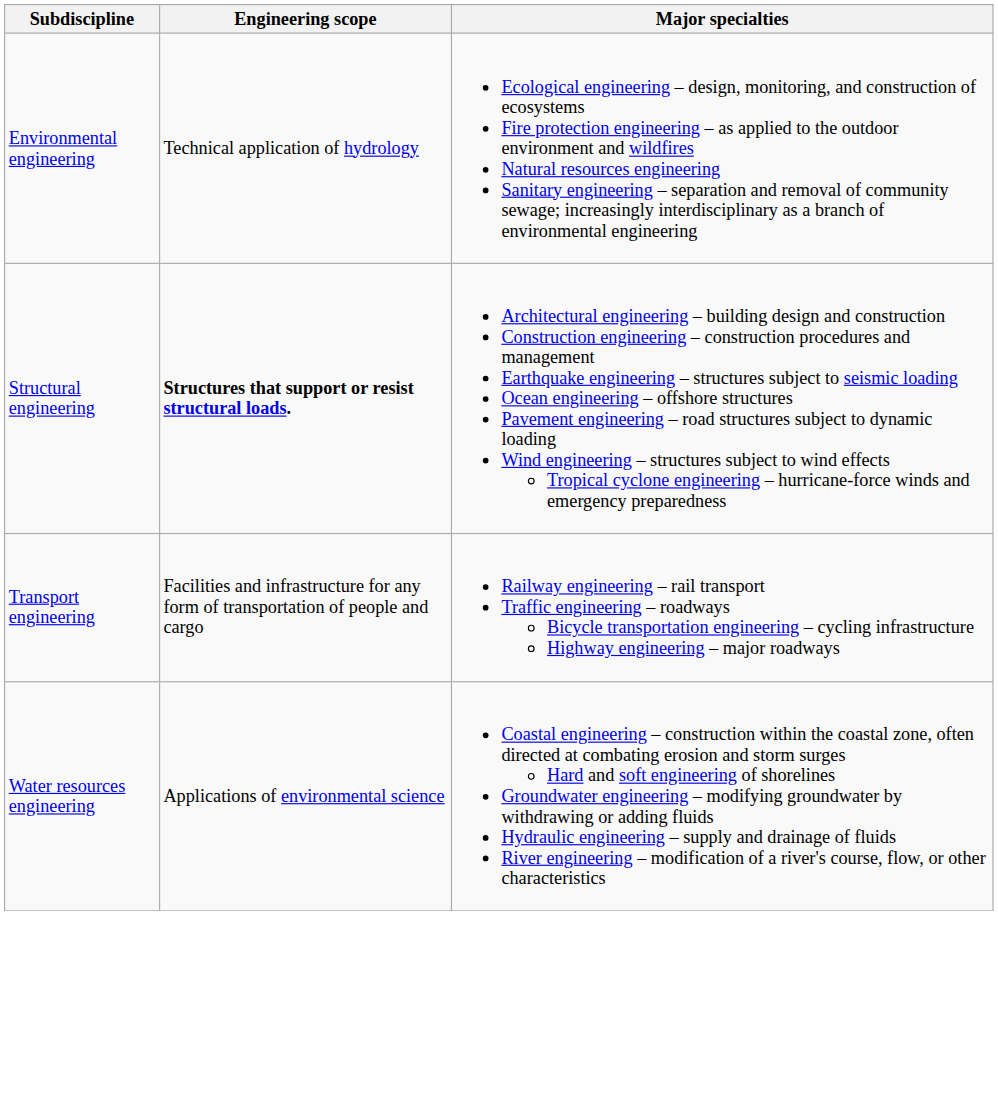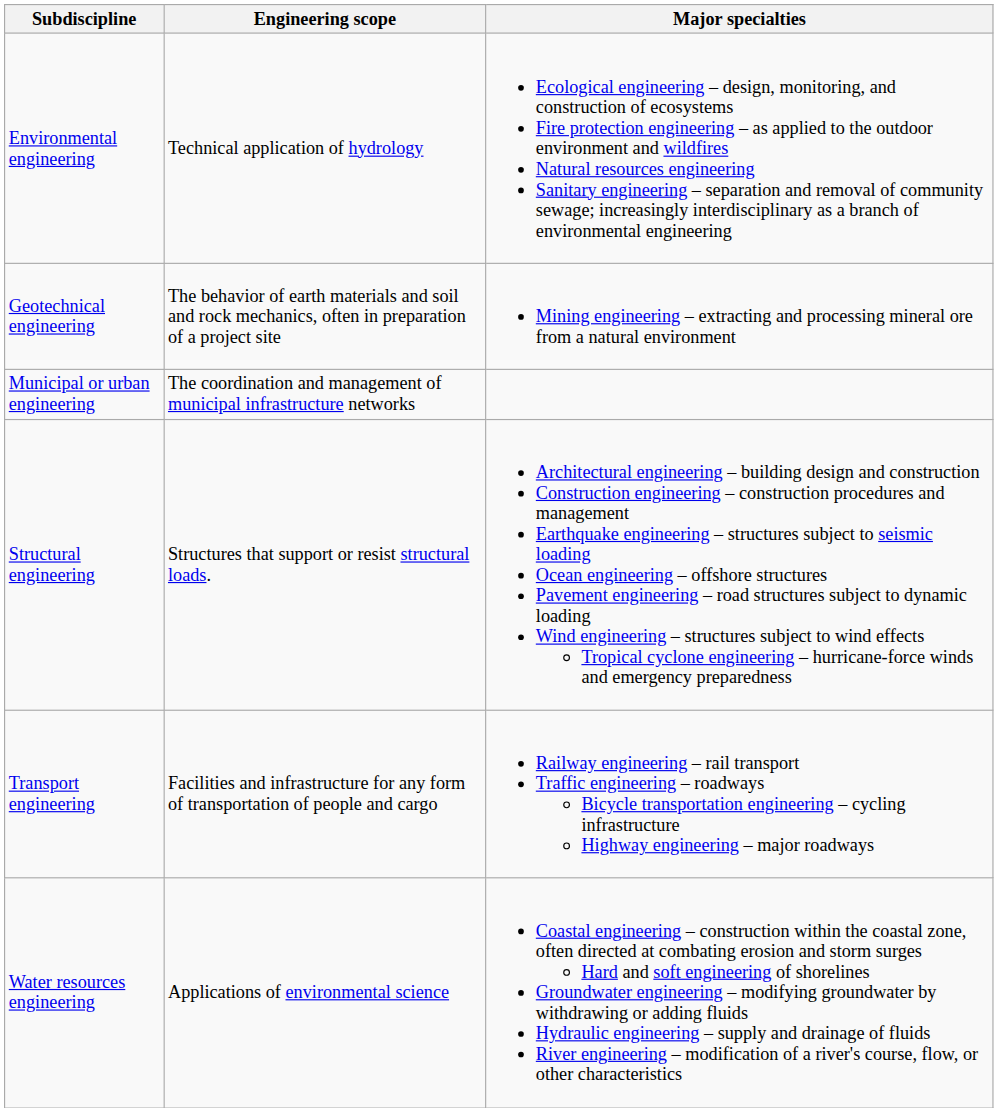+ row: (57, 316)
+ row: (79, 394)
(289, 398) bold -> (319, 564) normal
